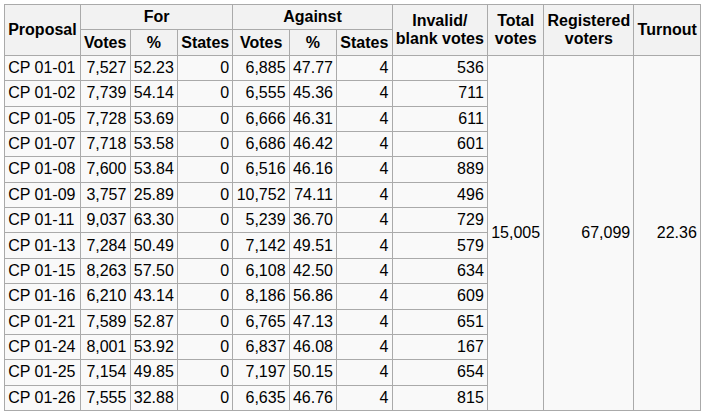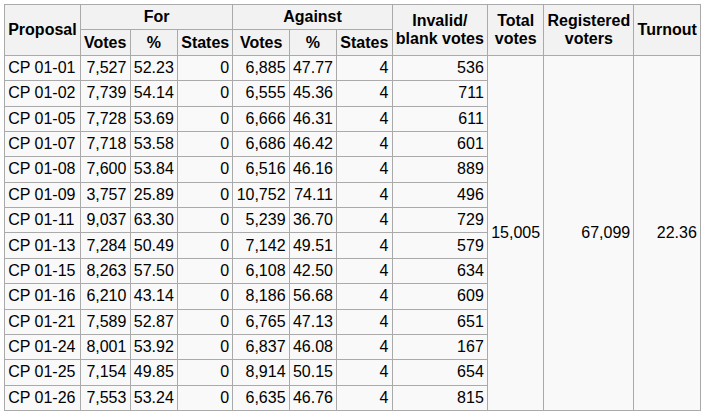(313, 296) 56.86 -> (313, 296) 56.68
(266, 372) 7,197 -> (266, 372) 8,914
(106, 397) 7,555 -> (106, 397) 7,553
(154, 397) 32.88 -> (154, 397) 53.24
